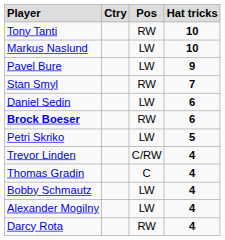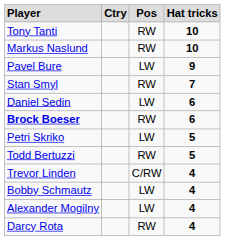(147, 48) LW -> (147, 48) RW
+ row: (41, 155)
- row: (46, 173)
